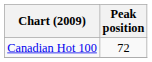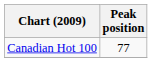(123, 47) 72 -> (123, 47) 77
